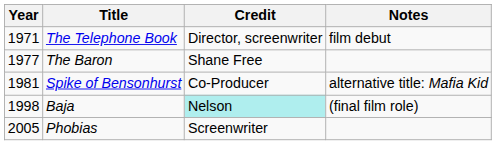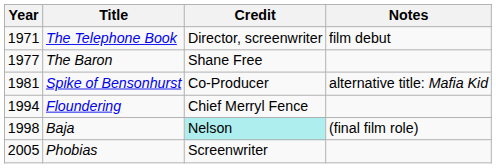+ row: (84, 106)
